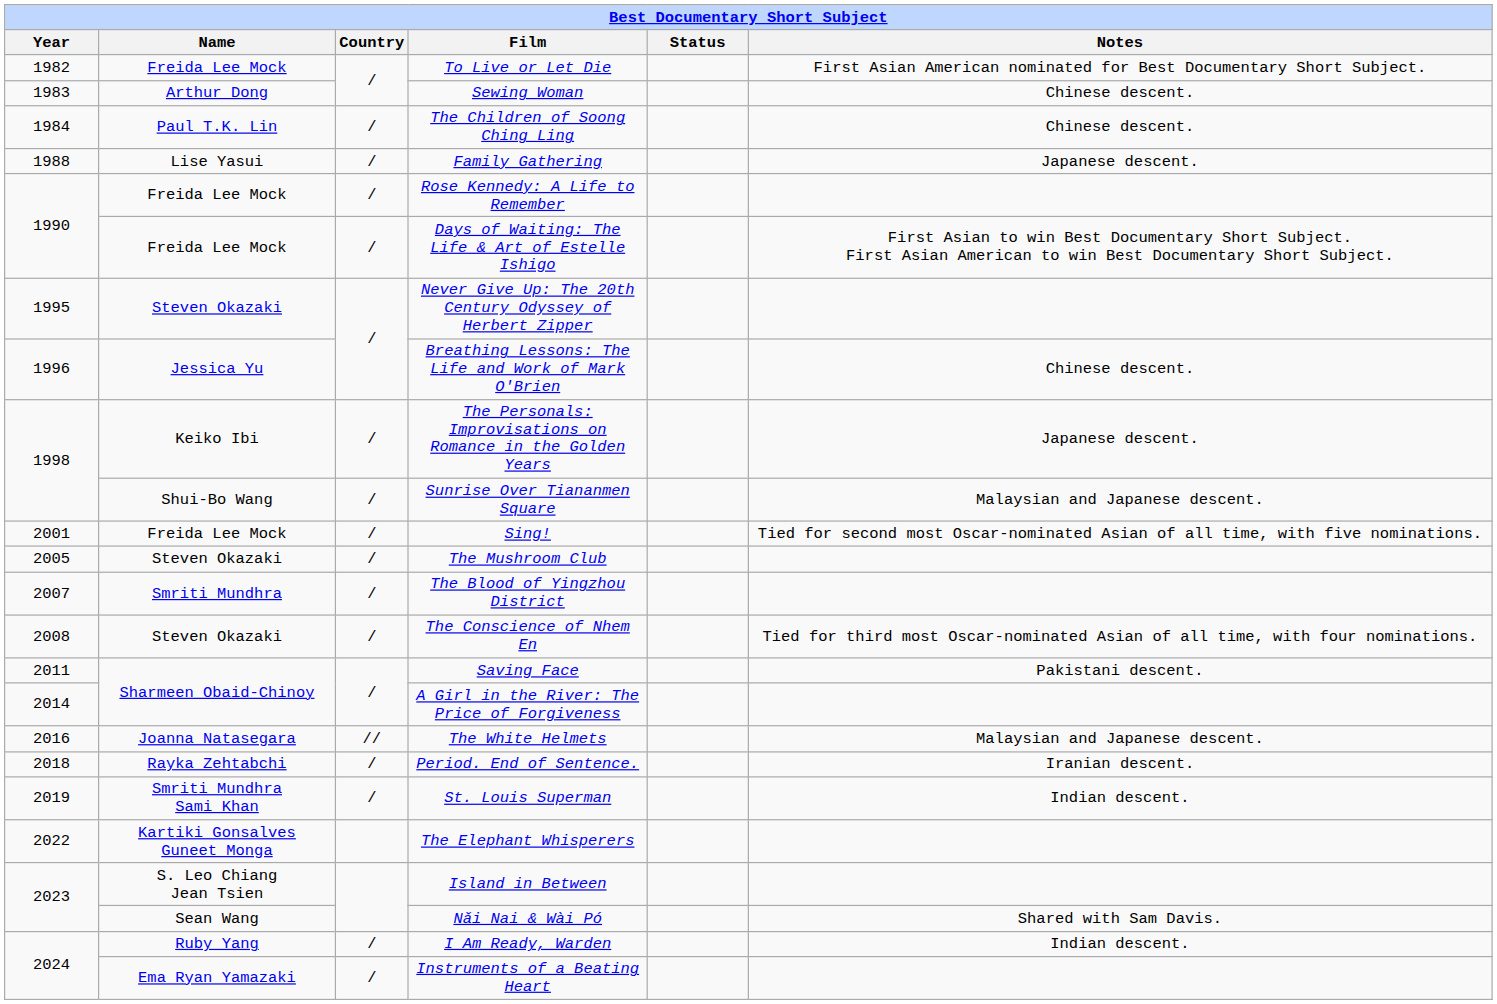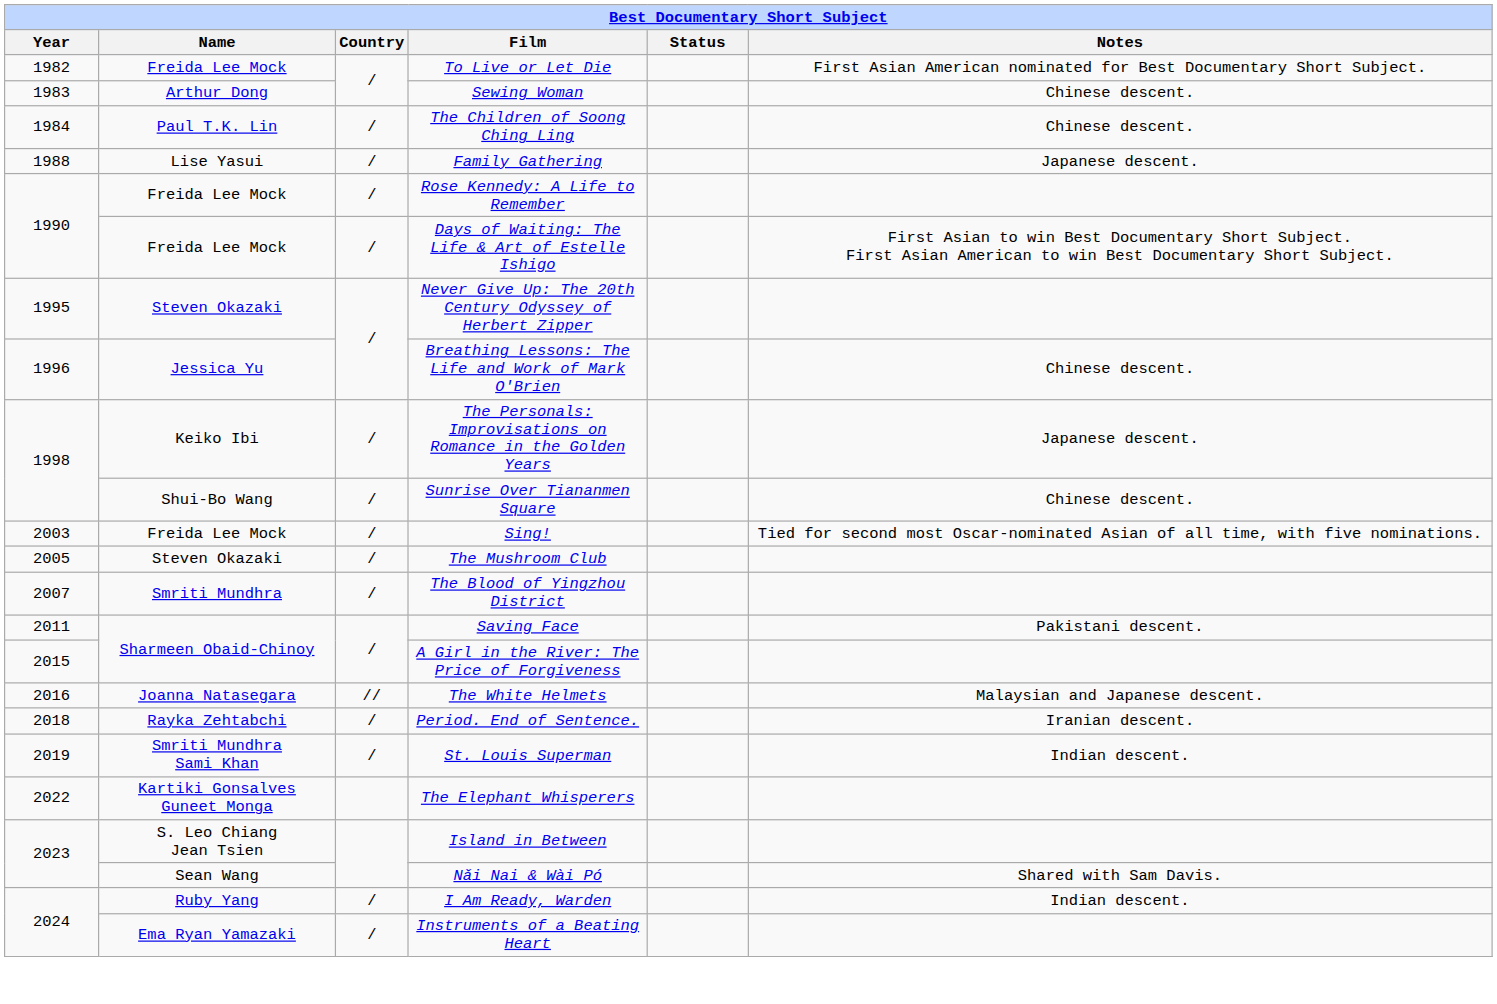(1120, 500) Malaysian and Japanese descent. -> (1120, 500) Chinese descent.
(51, 534) 2001 -> (51, 534) 2003
- row: (528, 636)
(51, 705) 2014 -> (51, 662) 2015
